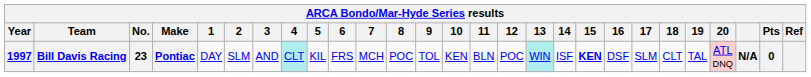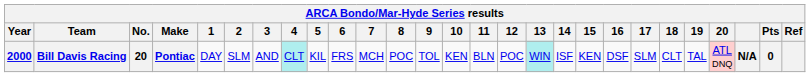(19, 56) 1997 -> (19, 56) 2000
(141, 56) 23 -> (141, 56) 20
(590, 56) bold -> (590, 56) normal
